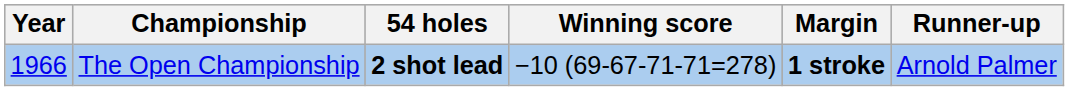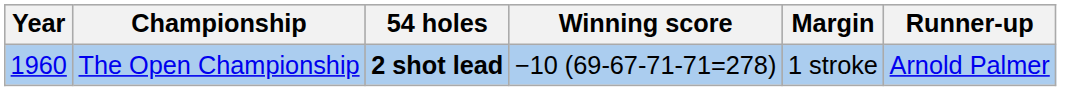(39, 64) 1966 -> (39, 64) 1960
(836, 64) bold -> (833, 64) normal
